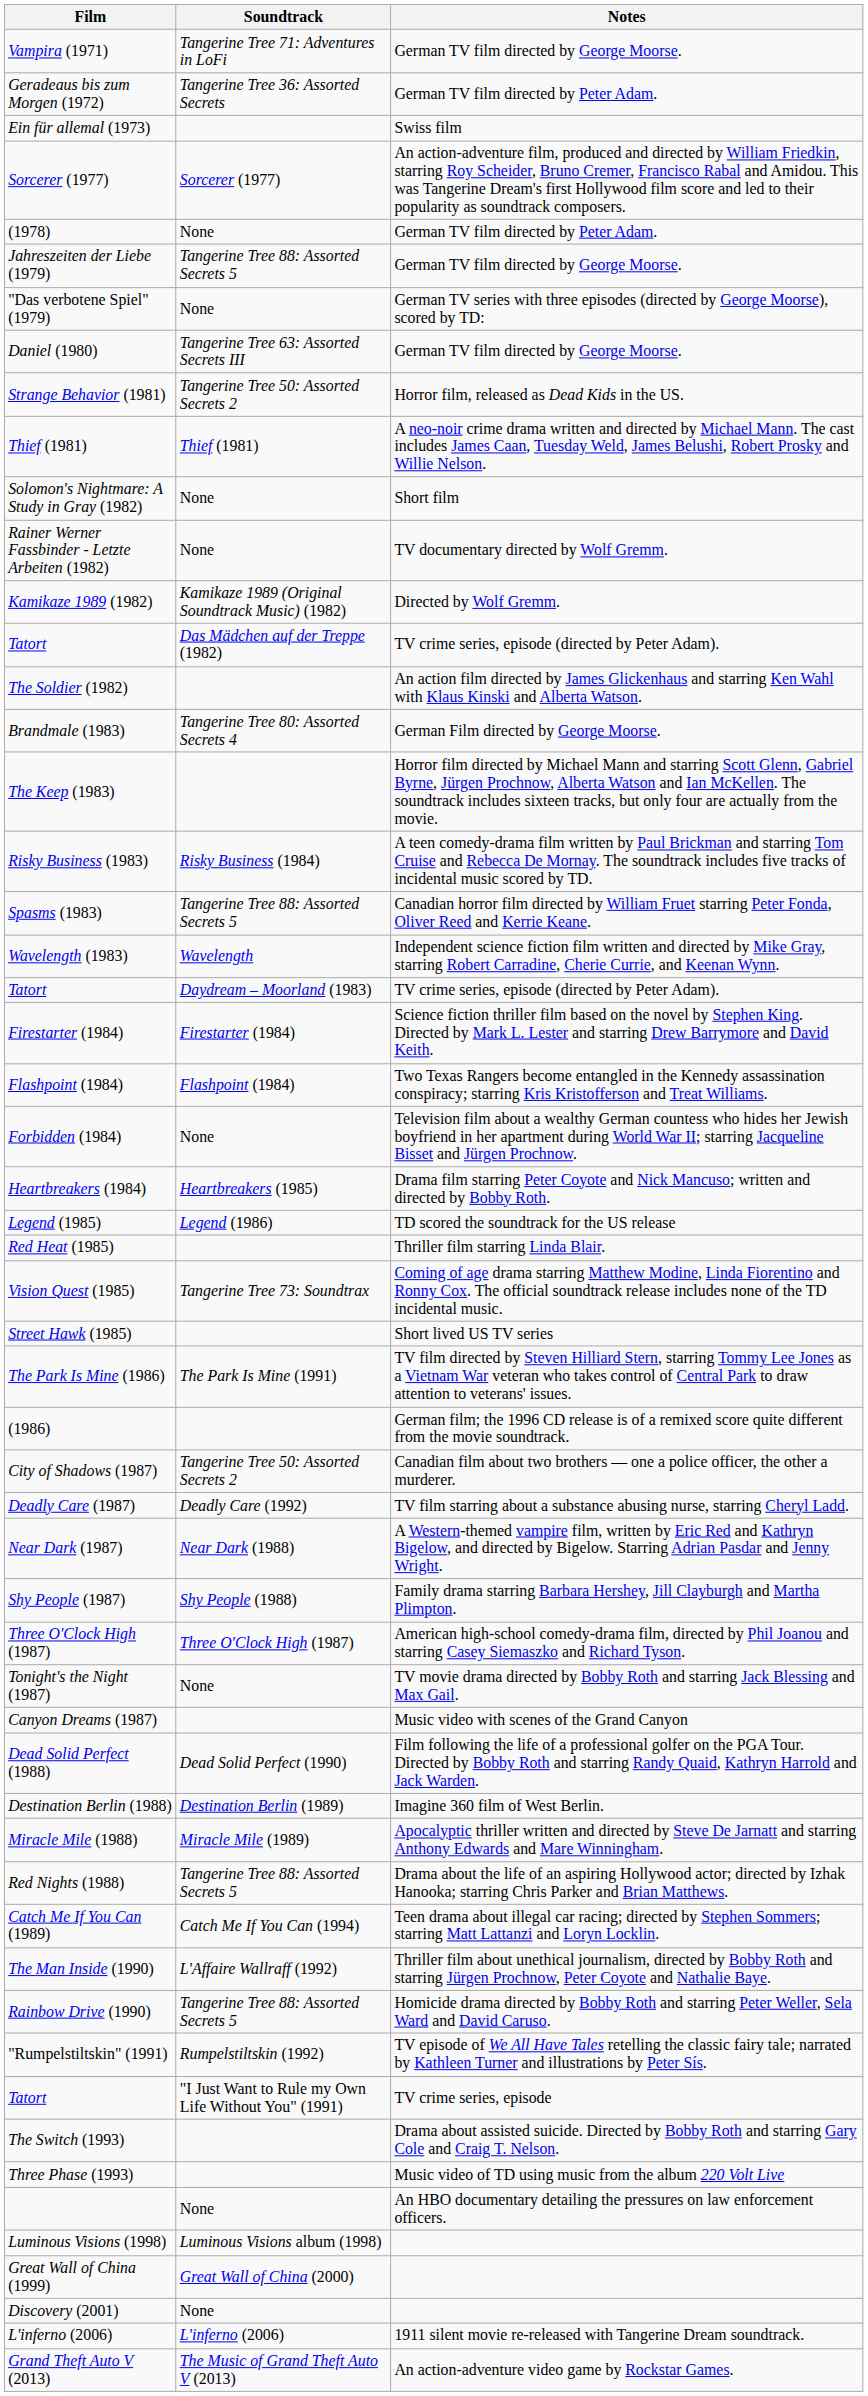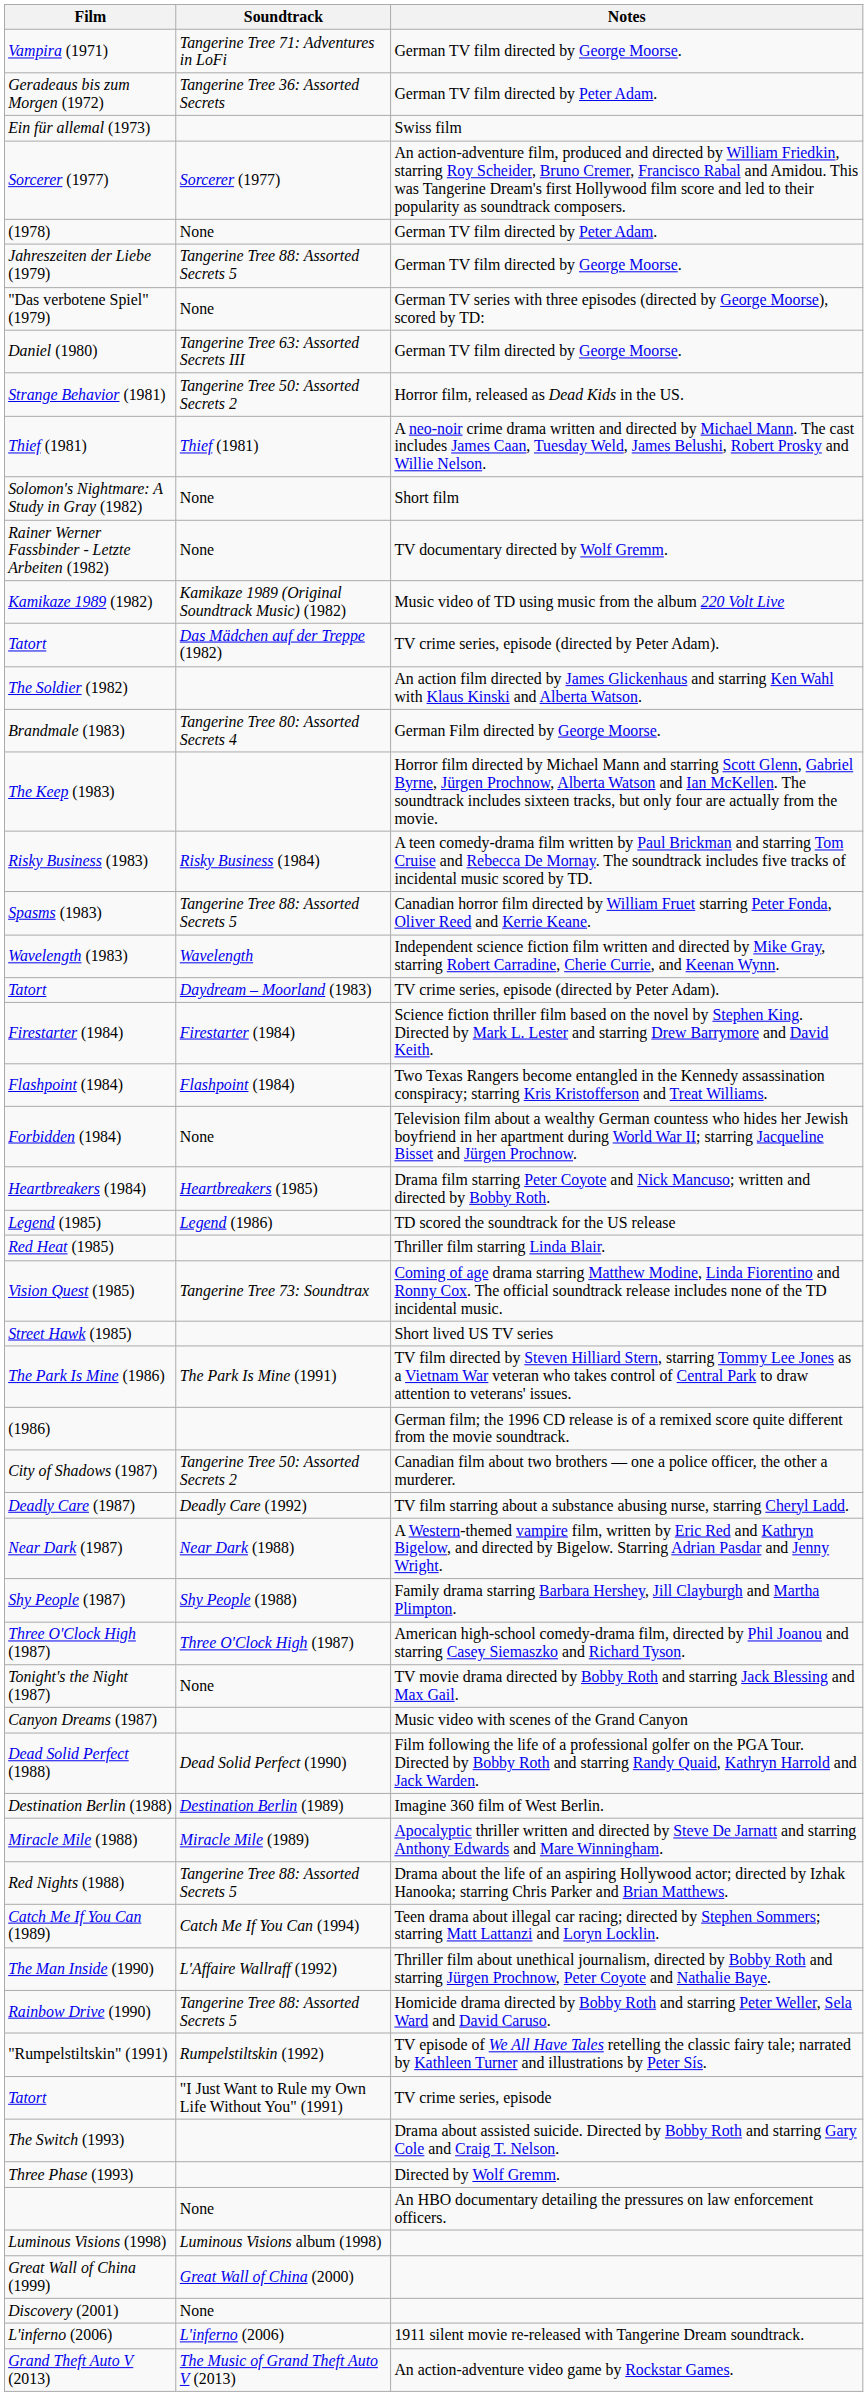(477, 602) Directed by Wolf Gremm. -> (589, 602) Music video of TD using music from the album 220 Volt Live
(589, 2174) Music video of TD using music from the album 220 Volt Live -> (477, 2174) Directed by Wolf Gremm.
